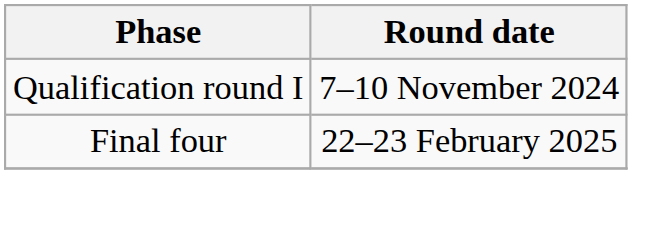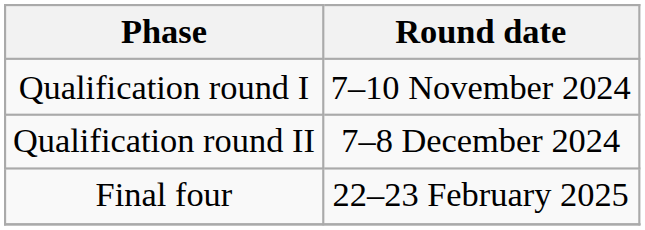+ row: (164, 140)
